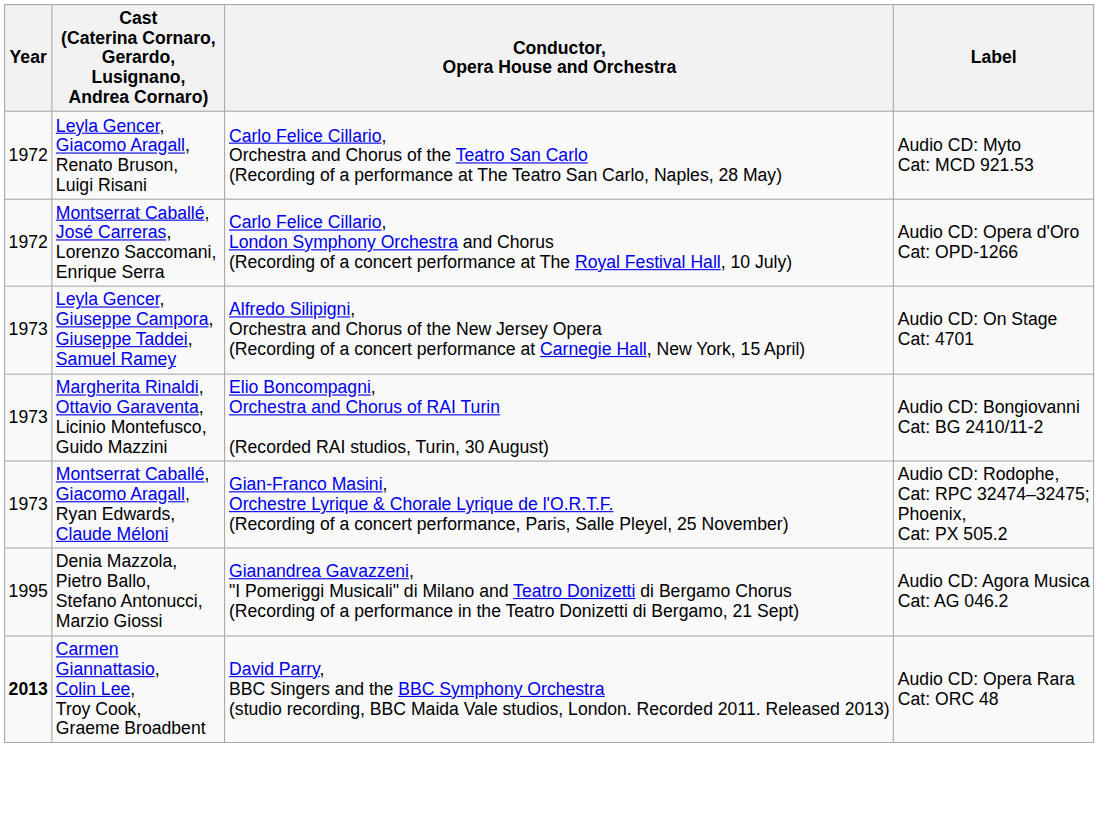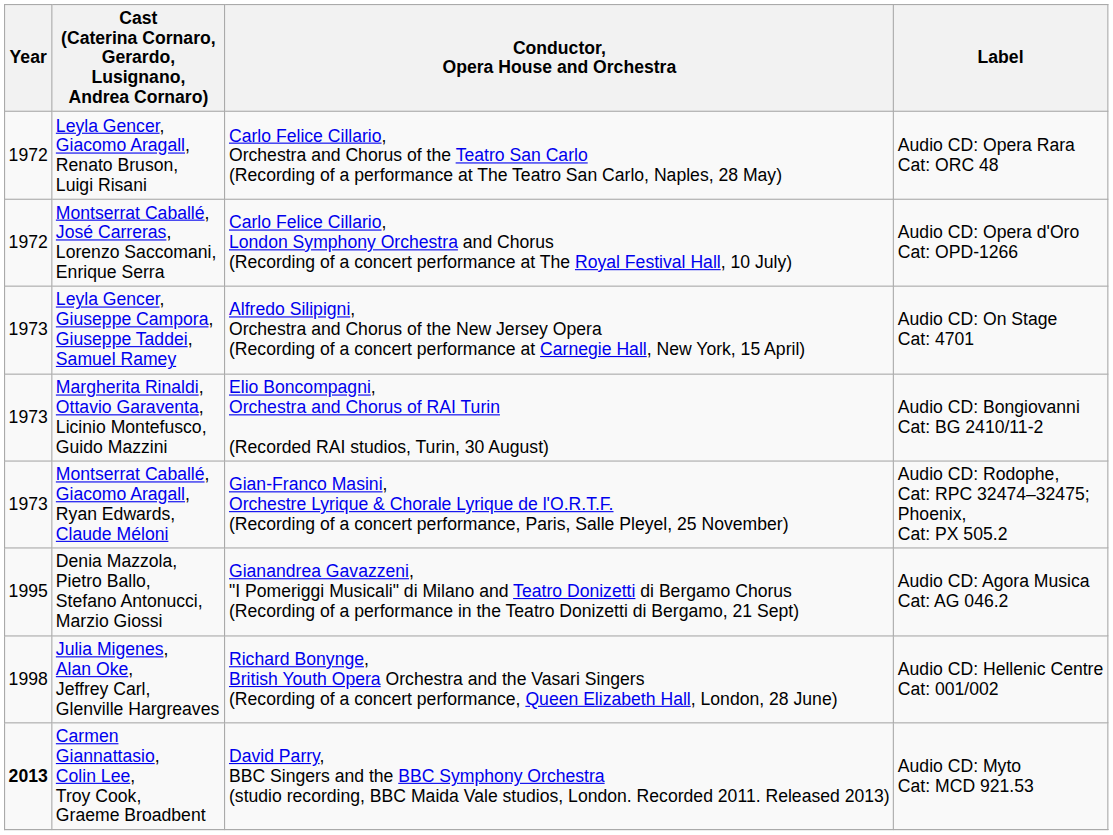(966, 155) Audio CD: Myto Cat: MCD 921.53 -> (986, 155) Audio CD: Opera Rara Cat: ORC 48
+ row: (138, 679)
(986, 689) Audio CD: Opera Rara Cat: ORC 48 -> (966, 776) Audio CD: Myto Cat: MCD 921.53
